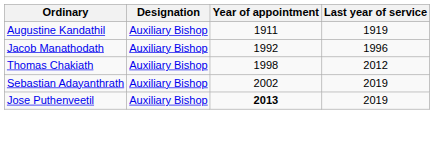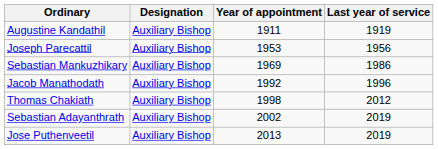+ row: (49, 48)
+ row: (67, 65)
(266, 100) bold -> (269, 135) normal
